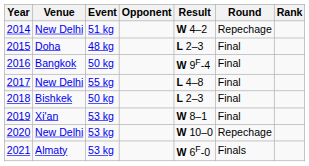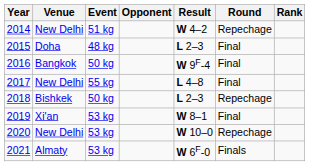(229, 99) Final -> (245, 99) Repechage
